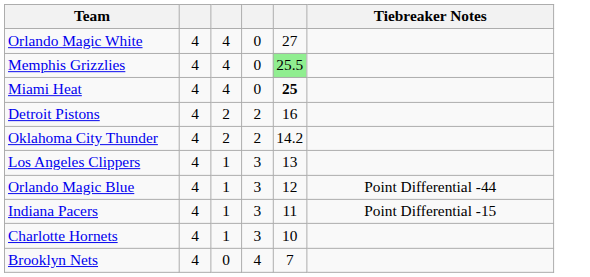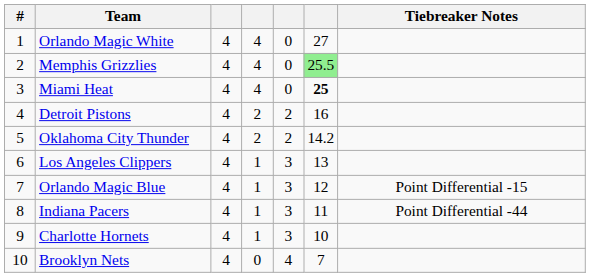+ column: (20, 16)
(430, 187) Point Differential -44 -> (461, 187) Point Differential -15
(430, 211) Point Differential -15 -> (461, 211) Point Differential -44
